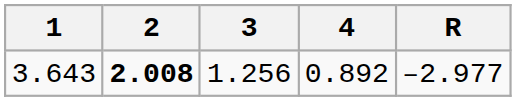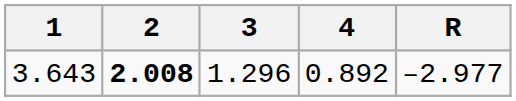(249, 74) 1.256 -> (249, 74) 1.296
